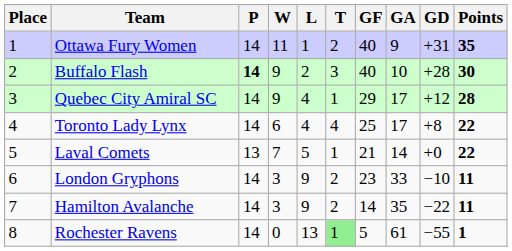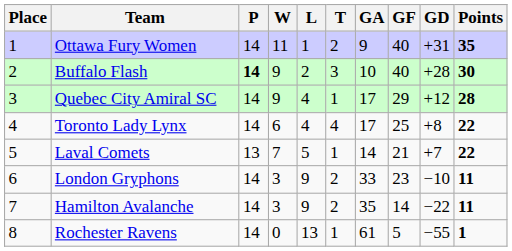columns swapped: (371, 17) <-> (403, 17)
(433, 152) +0 -> (433, 152) +7
(334, 233) lightgreen background -> (334, 233) no background
